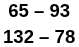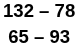rows swapped: (39, 36) <-> (39, 11)
